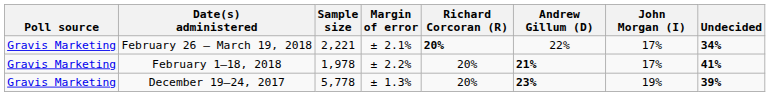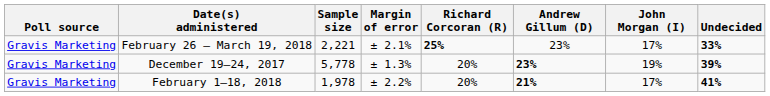(434, 45) 20% -> (434, 45) 25%
(560, 45) 22% -> (560, 45) 23%
(711, 45) 34% -> (711, 45) 33%
rows swapped: (217, 64) <-> (217, 82)
